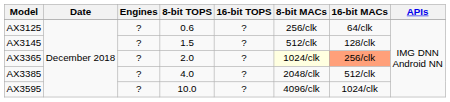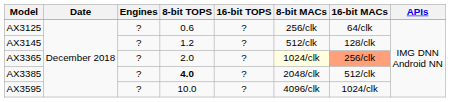(187, 43) 1.5 -> (187, 43) 1.2
(187, 74) normal -> (187, 74) bold
